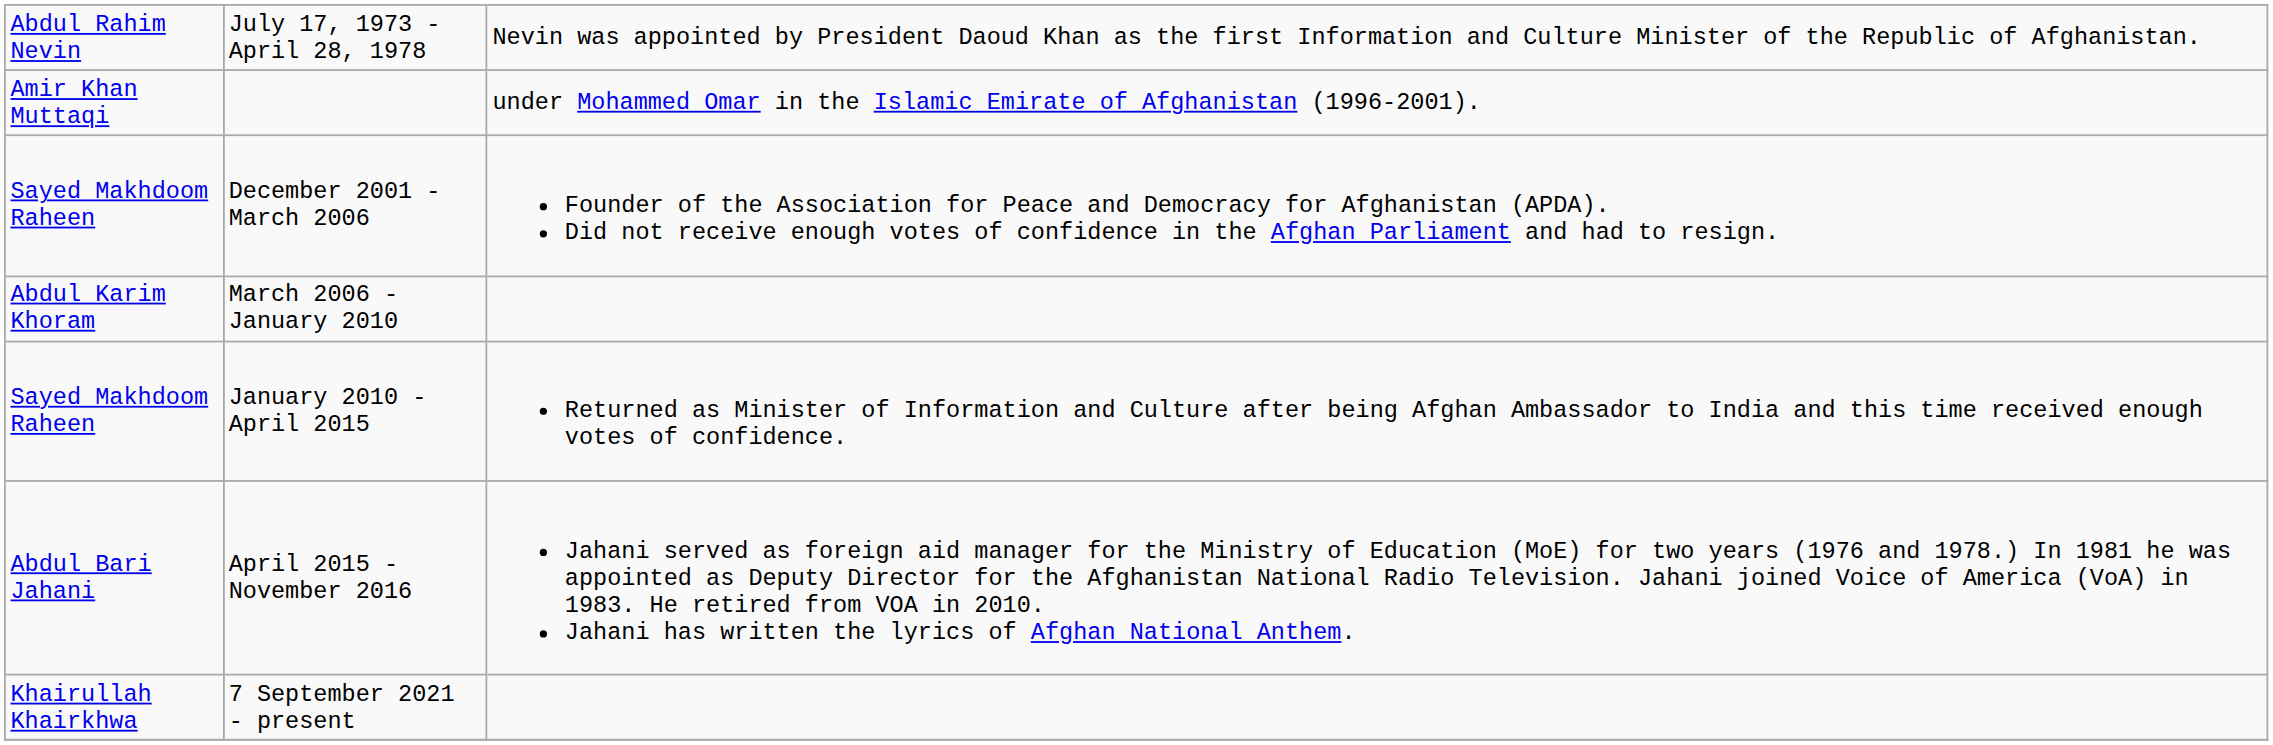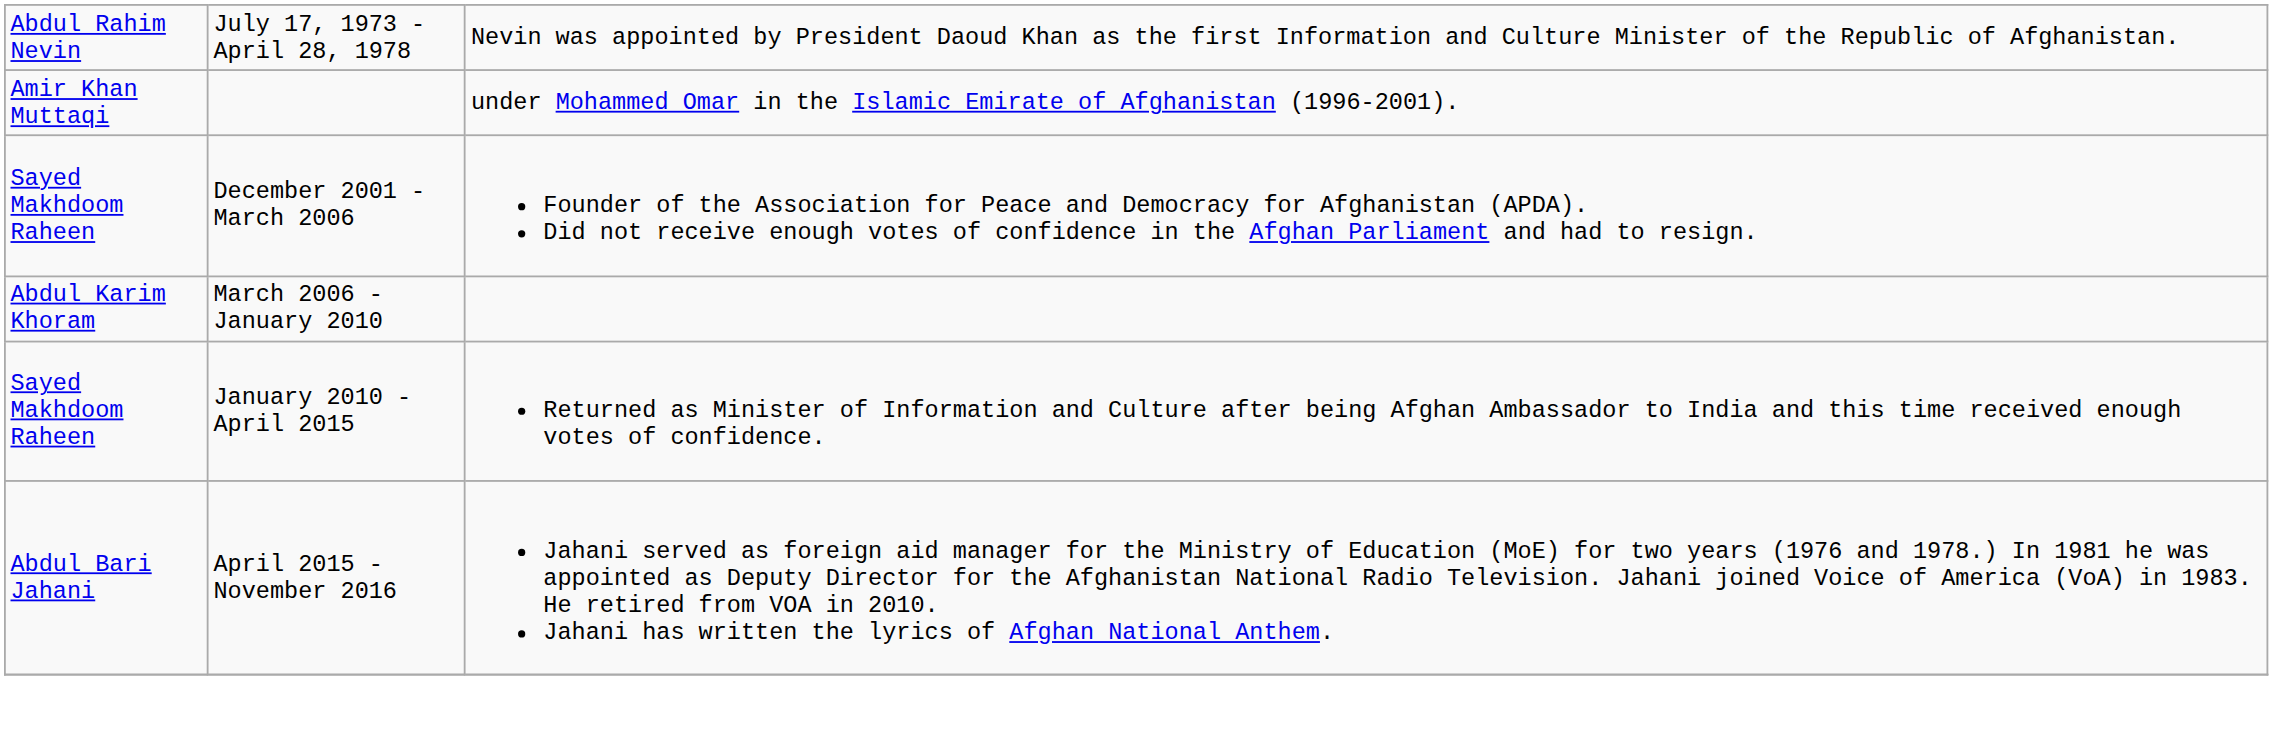- row: (81, 708)
